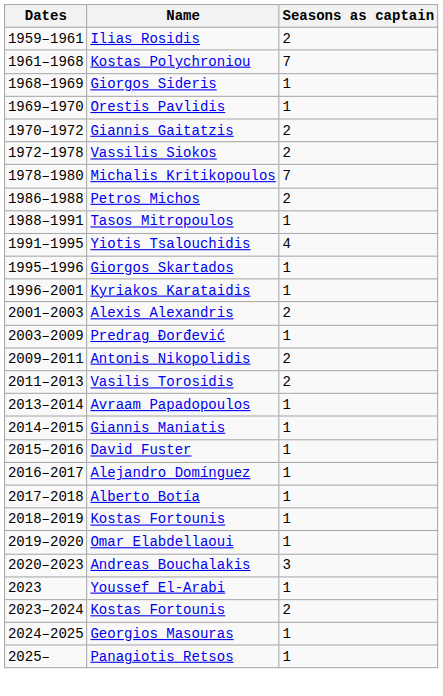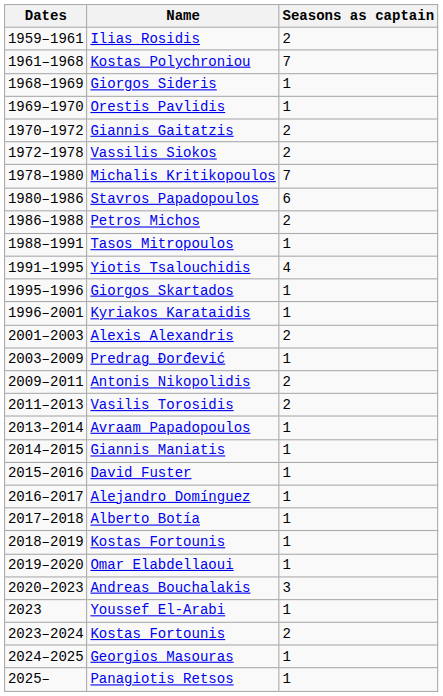+ row: (46, 199)
